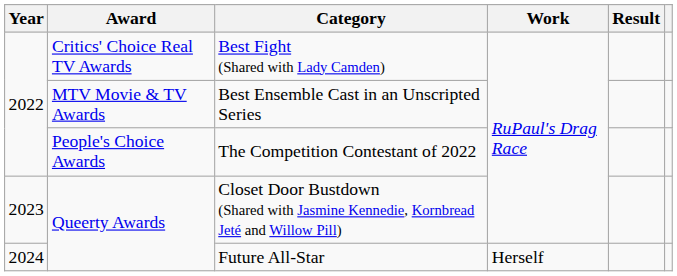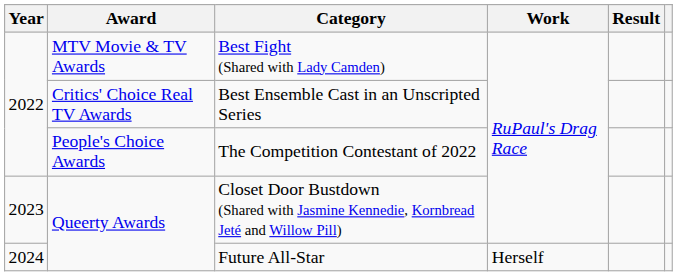(122, 56) Critics' Choice Real TV Awards -> (119, 56) MTV Movie & TV Awards
(119, 103) MTV Movie & TV Awards -> (122, 103) Critics' Choice Real TV Awards
